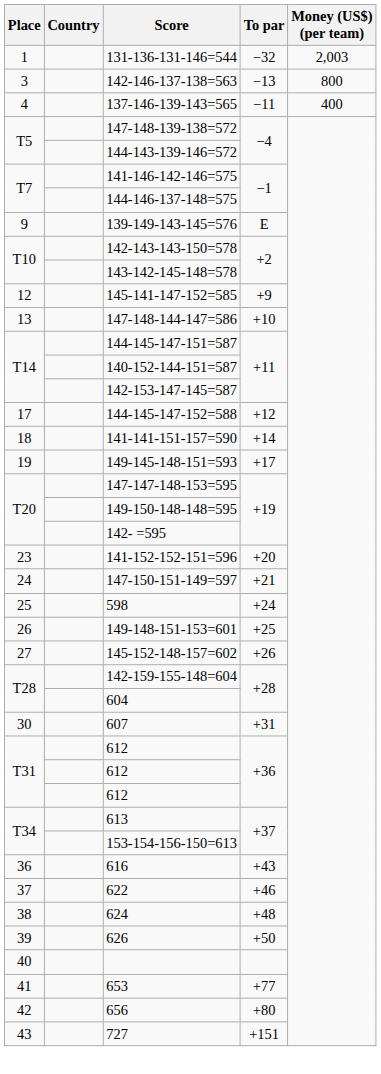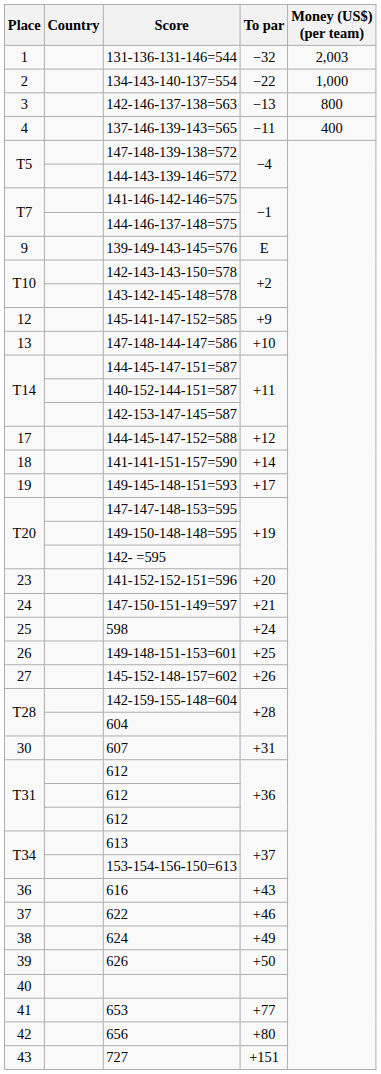+ row: (24, 81)
(264, 914) +48 -> (264, 938) +49
